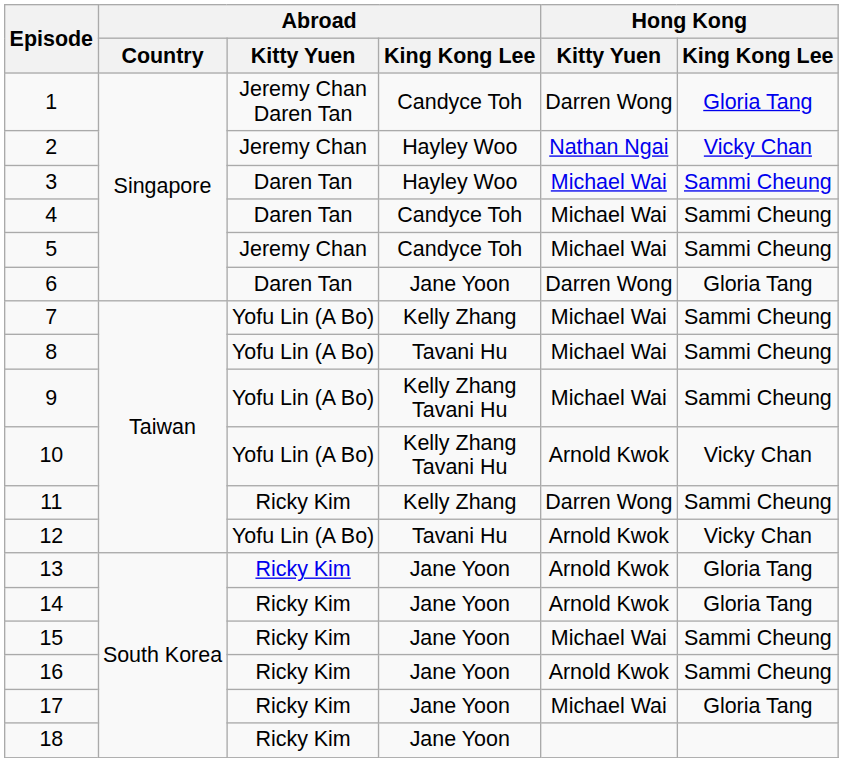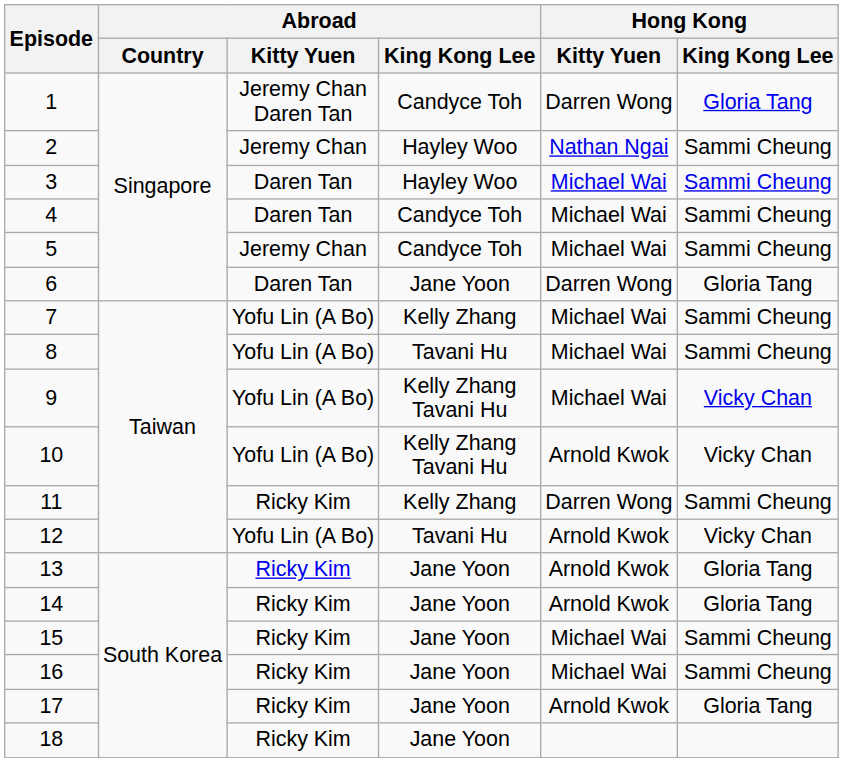(758, 147) Vicky Chan -> (758, 147) Sammi Cheung
(758, 397) Sammi Cheung -> (758, 397) Vicky Chan
(609, 671) Arnold Kwok -> (609, 671) Michael Wai
(609, 705) Michael Wai -> (609, 705) Arnold Kwok
